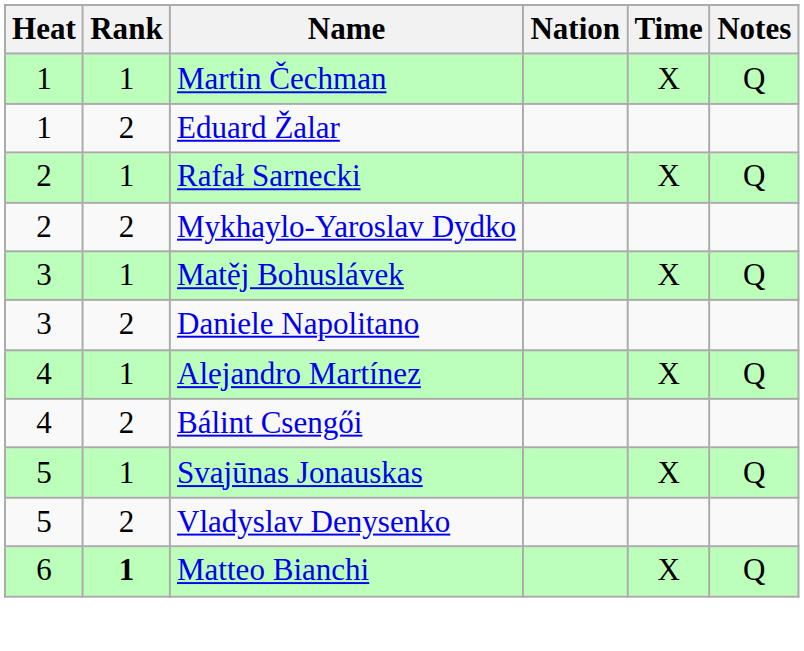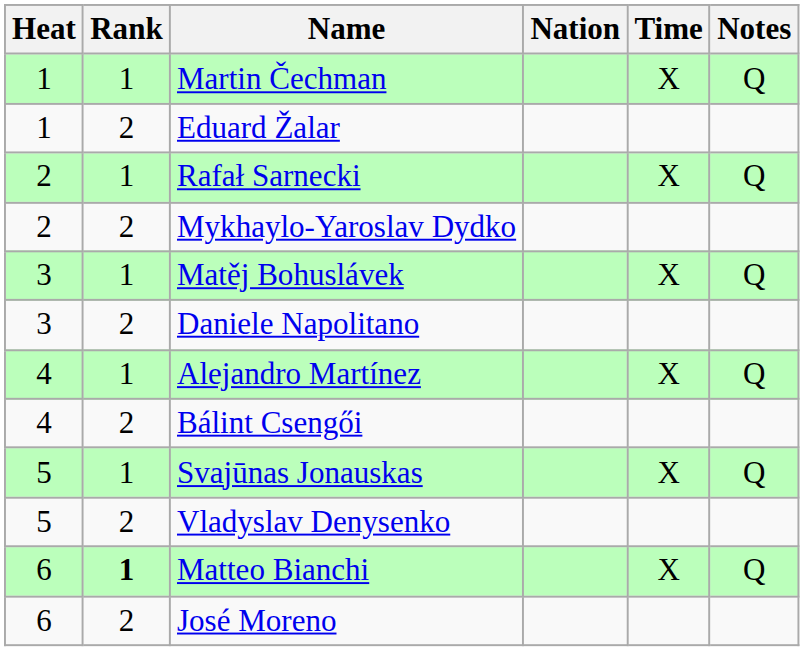+ row: (257, 619)
